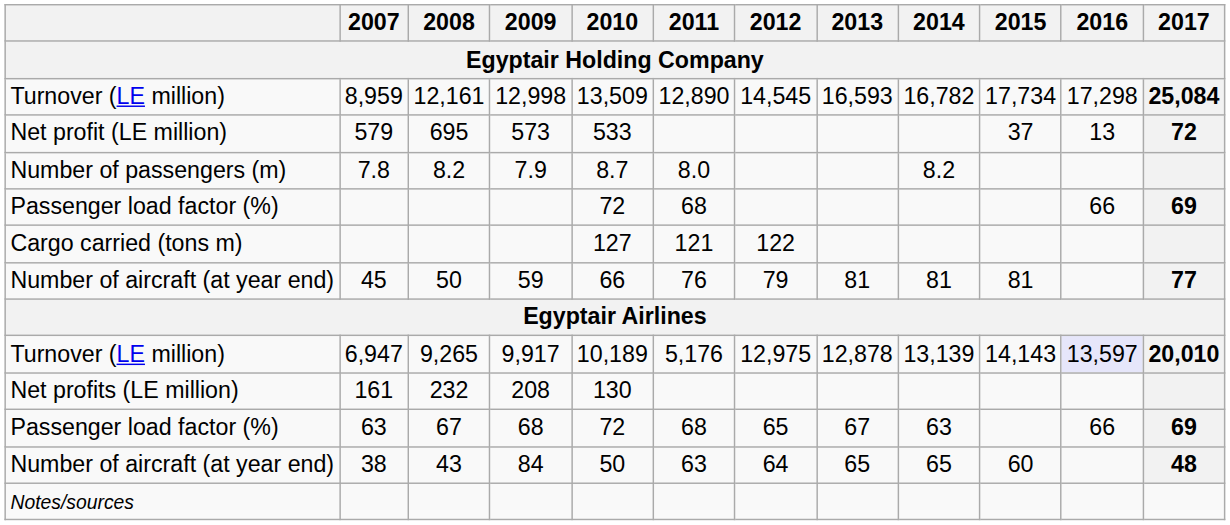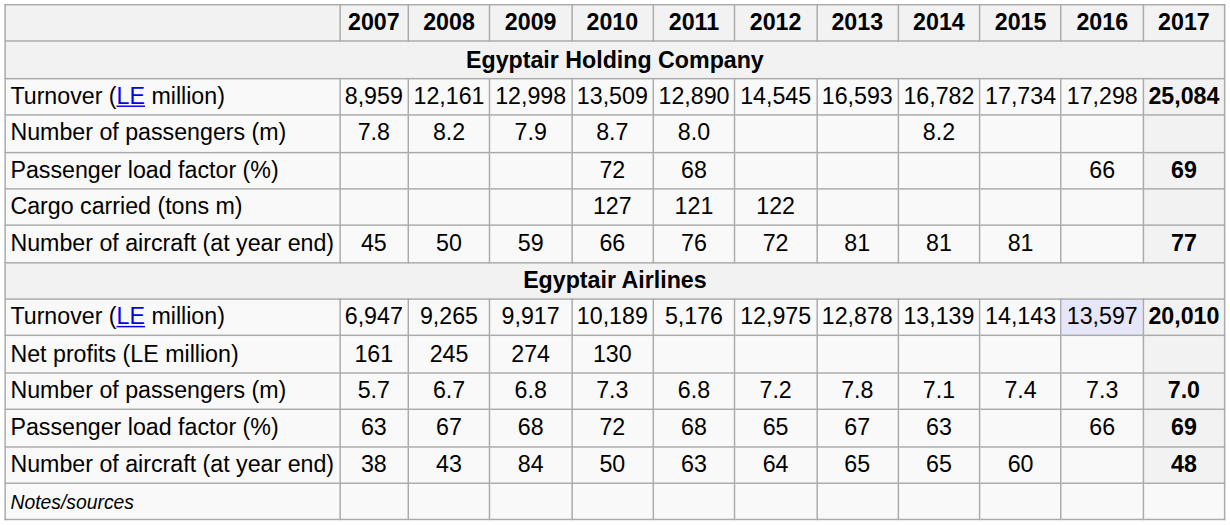- row: (119, 133)
(776, 280) 79 -> (776, 243) 72
(449, 390) 232 -> (449, 354) 245
(531, 390) 208 -> (531, 354) 274
+ row: (148, 390)
